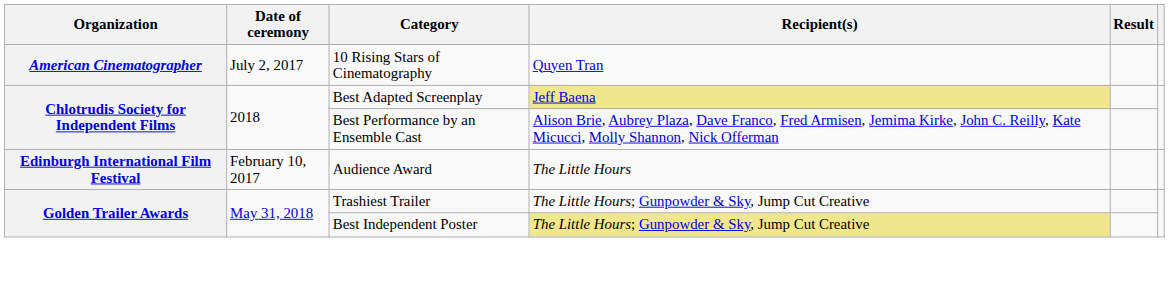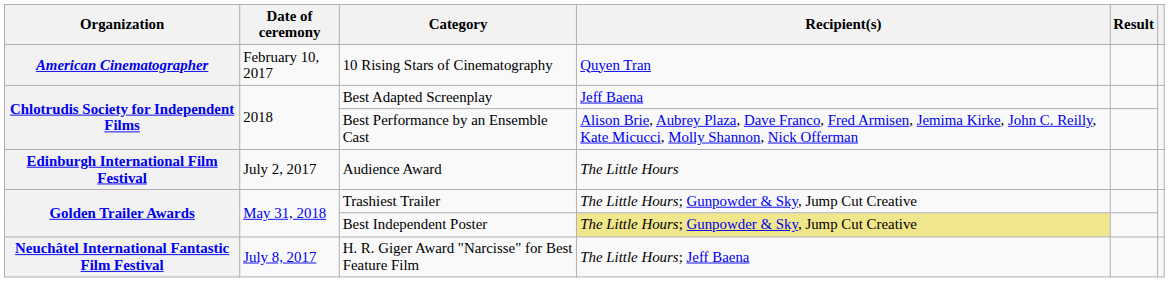(267, 65) July 2, 2017 -> (281, 65) February 10, 2017
(564, 96) khaki background -> (612, 96) no background
(268, 169) February 10, 2017 -> (280, 169) July 2, 2017
+ row: (458, 256)
